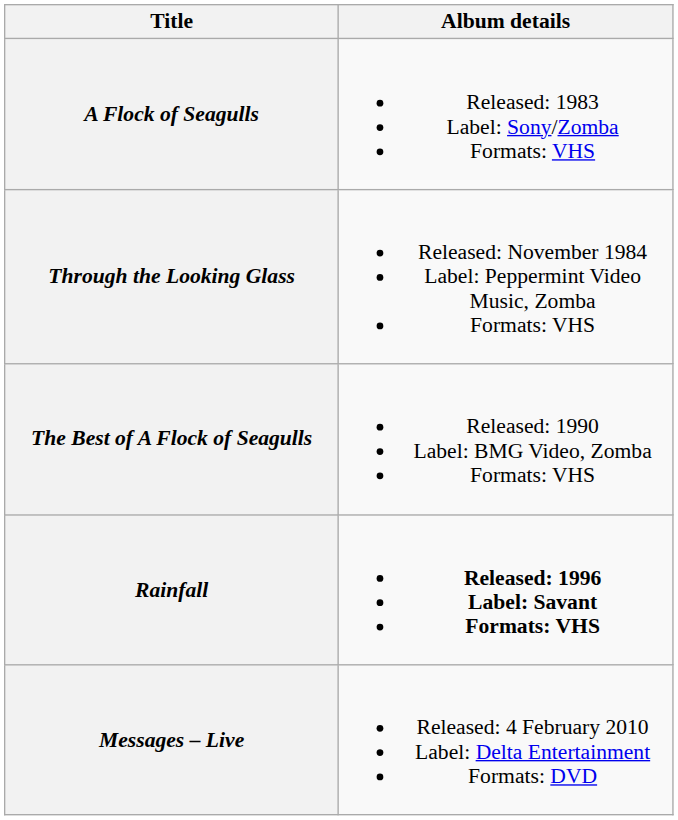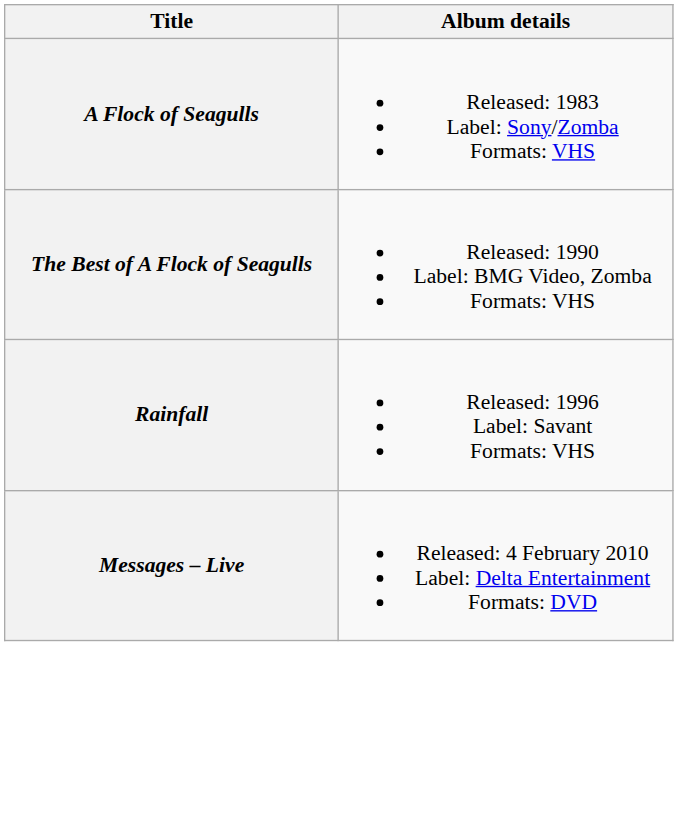- row: (172, 276)
(506, 602) bold -> (506, 427) normal
